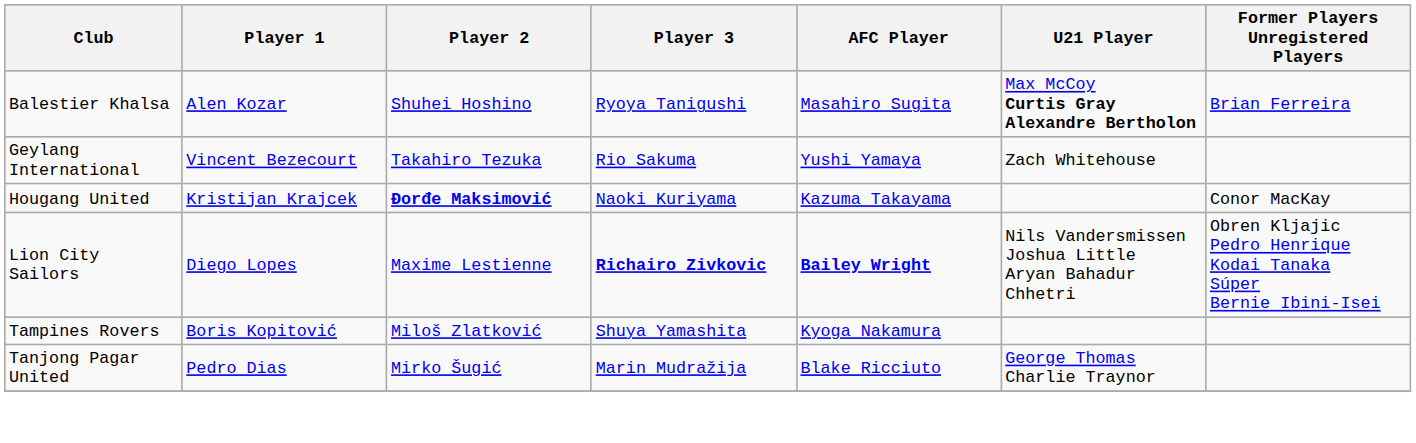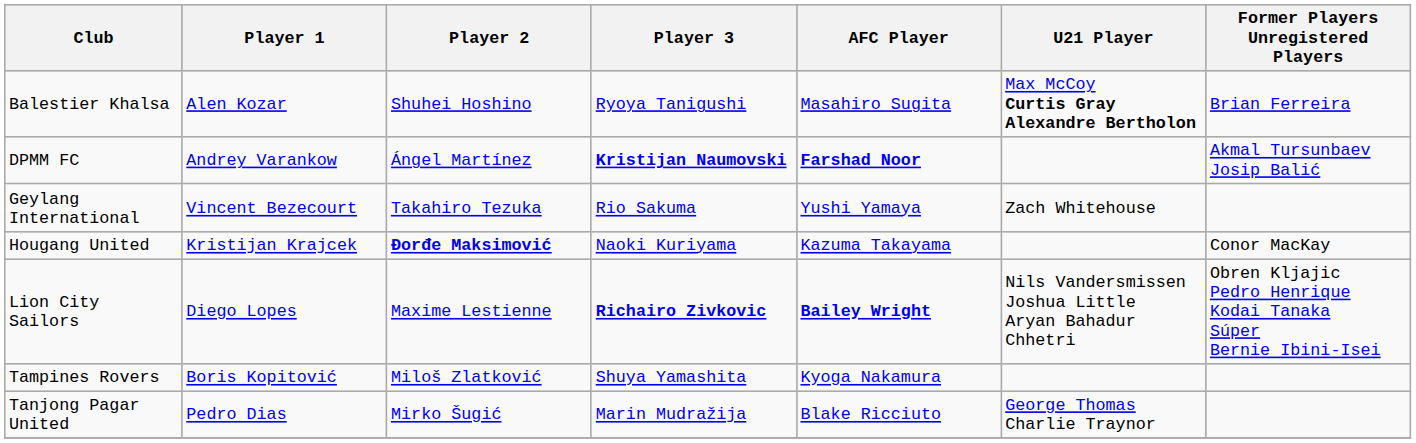+ row: (44, 161)
